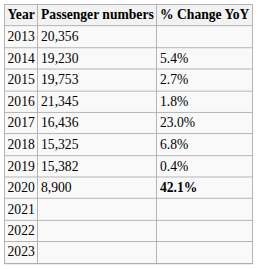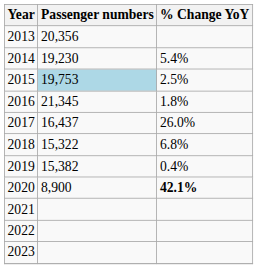(60, 79) no background -> (60, 79) lightblue background
(174, 79) 2.7% -> (174, 79) 2.5%
(60, 123) 16,436 -> (60, 123) 16,437
(178, 123) 23.0% -> (178, 123) 26.0%
(60, 144) 15,325 -> (60, 144) 15,322
